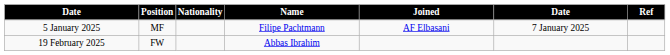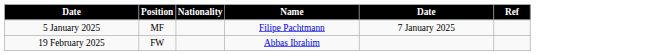- column: (426, 12)
